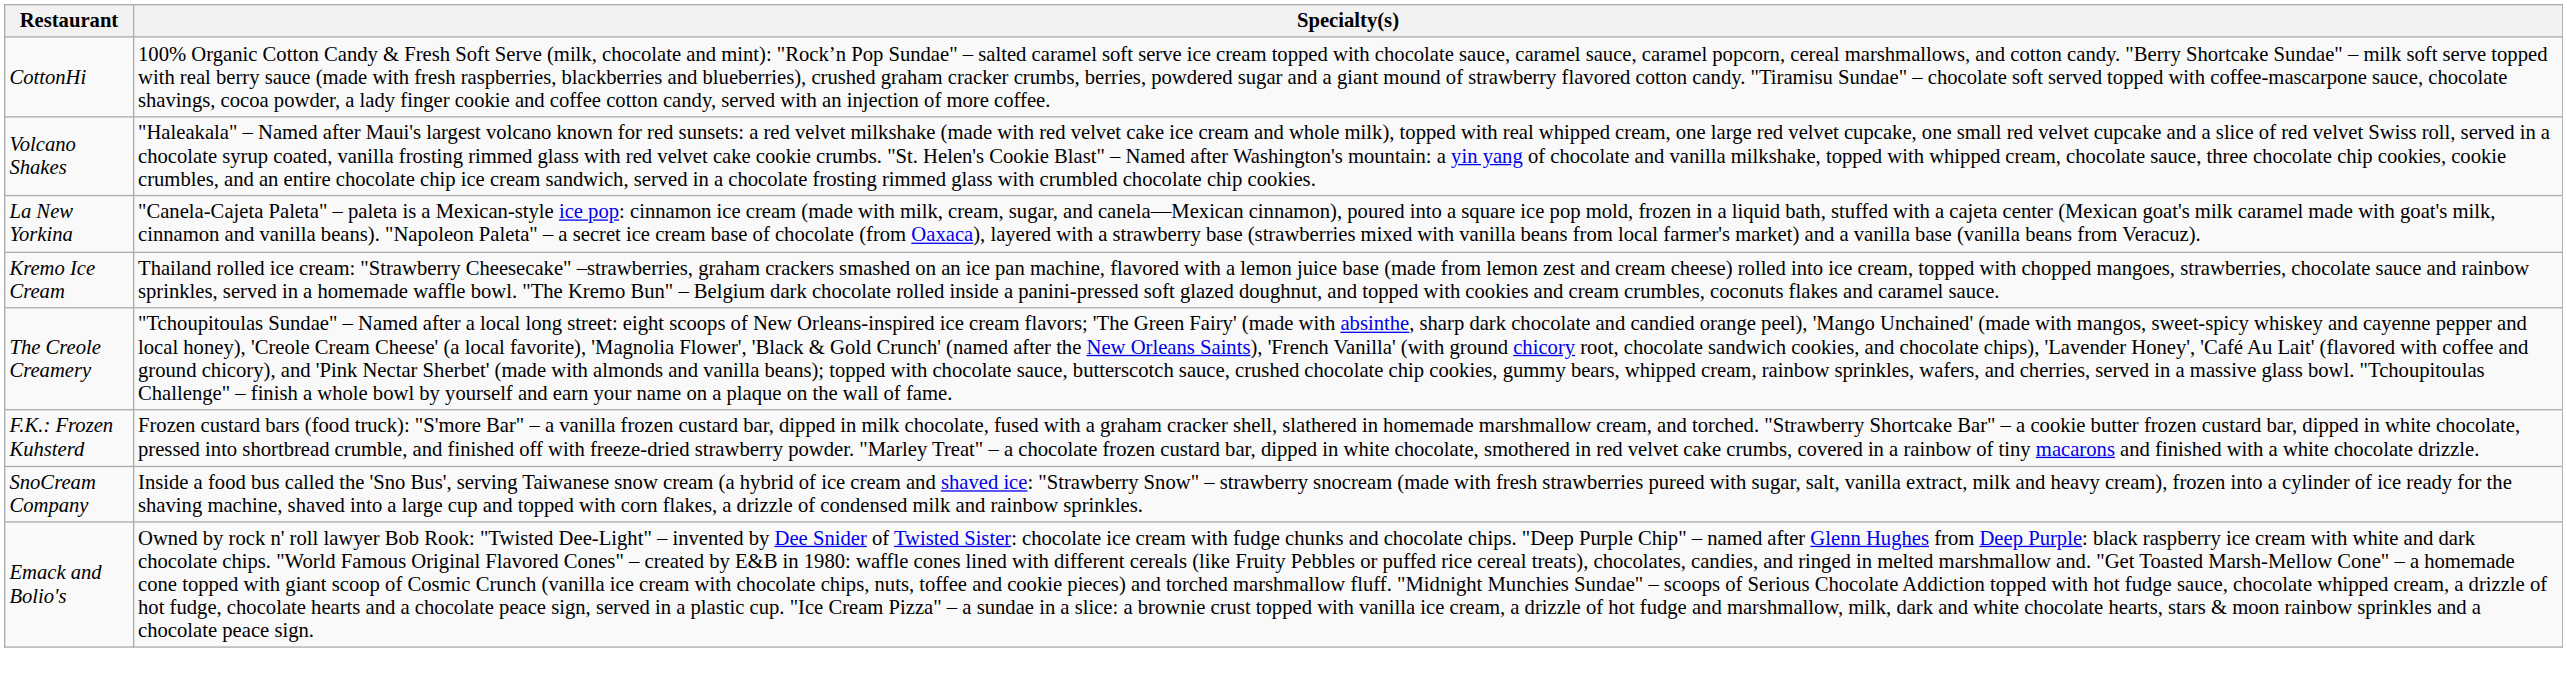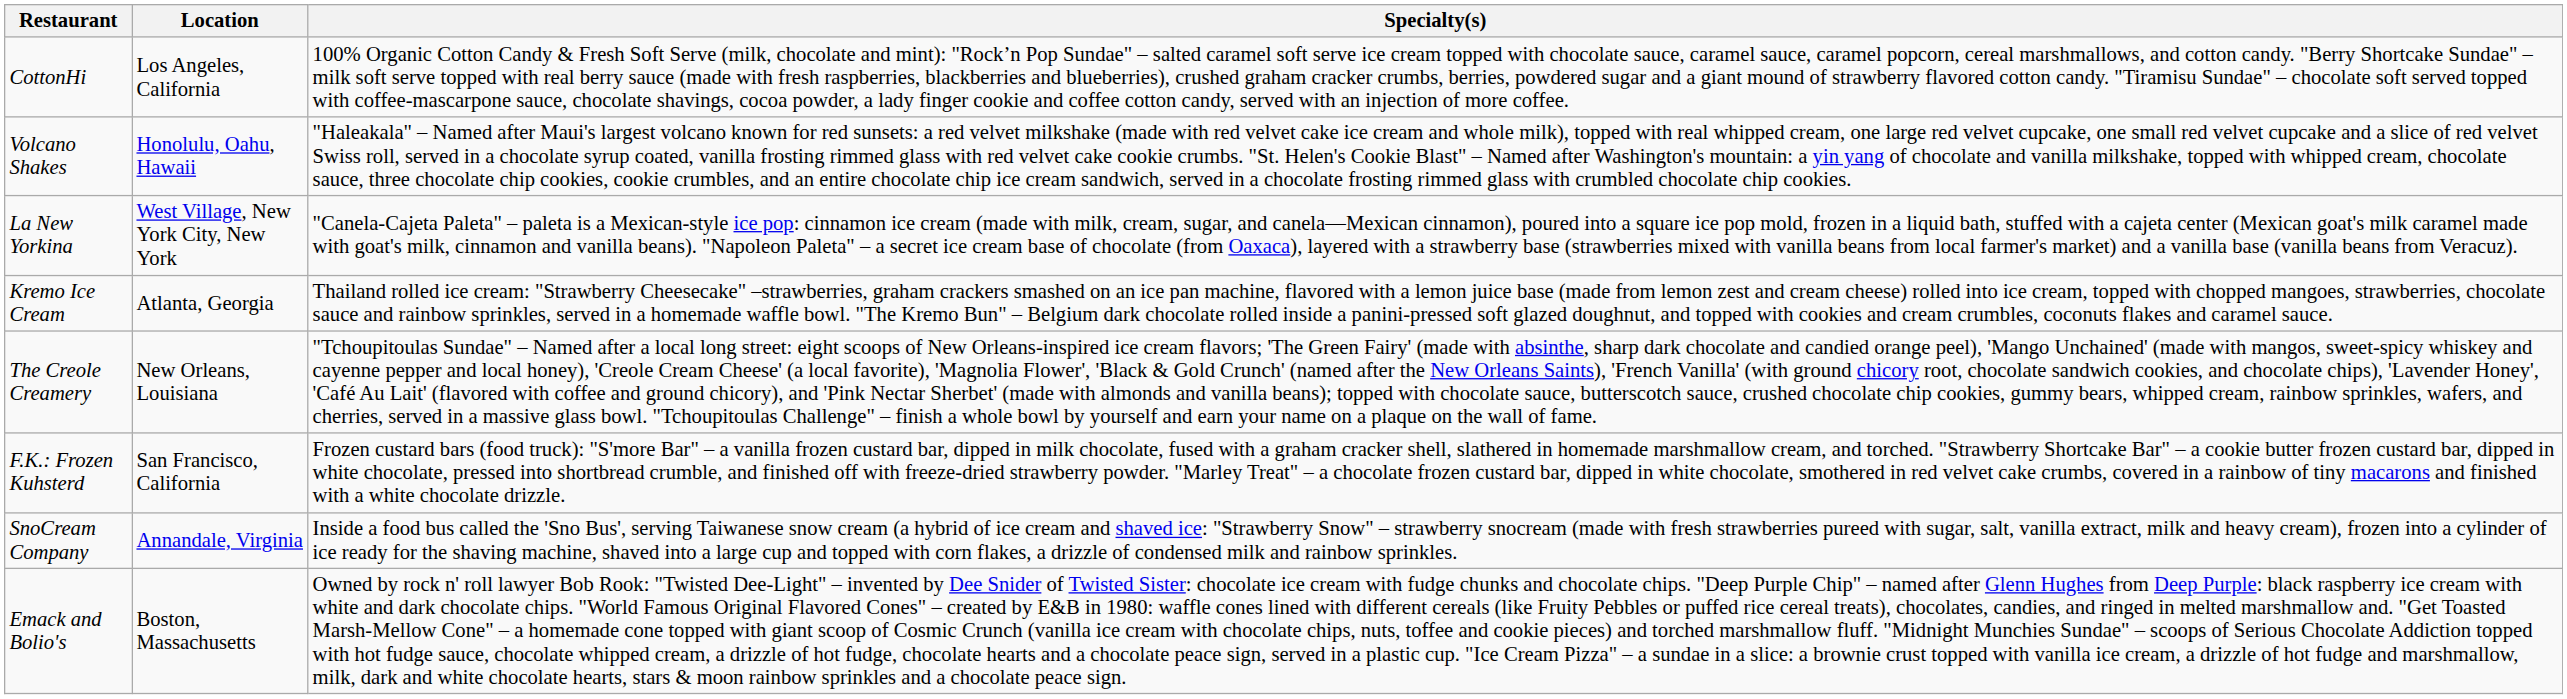+ column: (220, 20)
